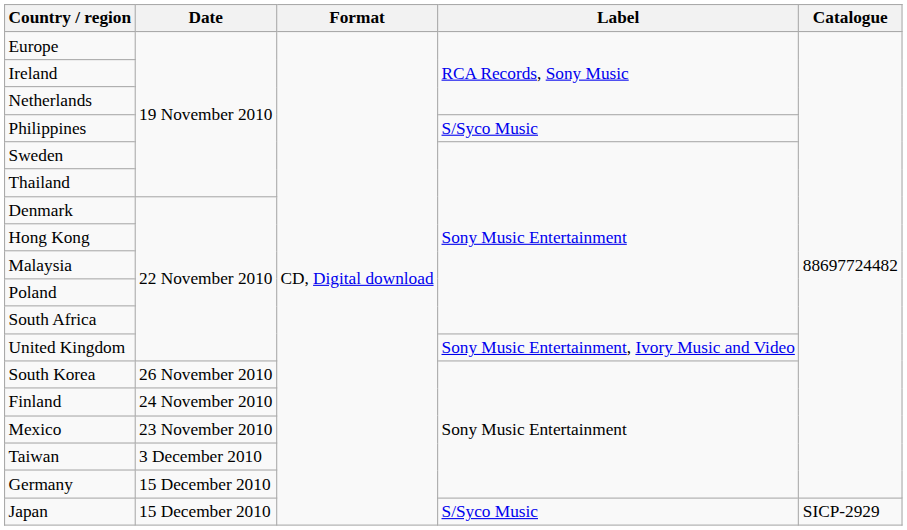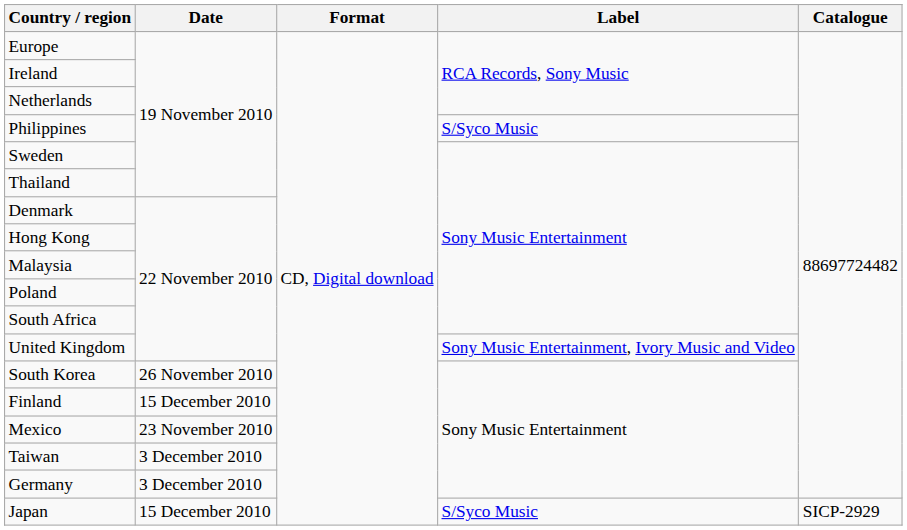(206, 401) 24 November 2010 -> (205, 401) 15 December 2010
(205, 484) 15 December 2010 -> (200, 484) 3 December 2010
